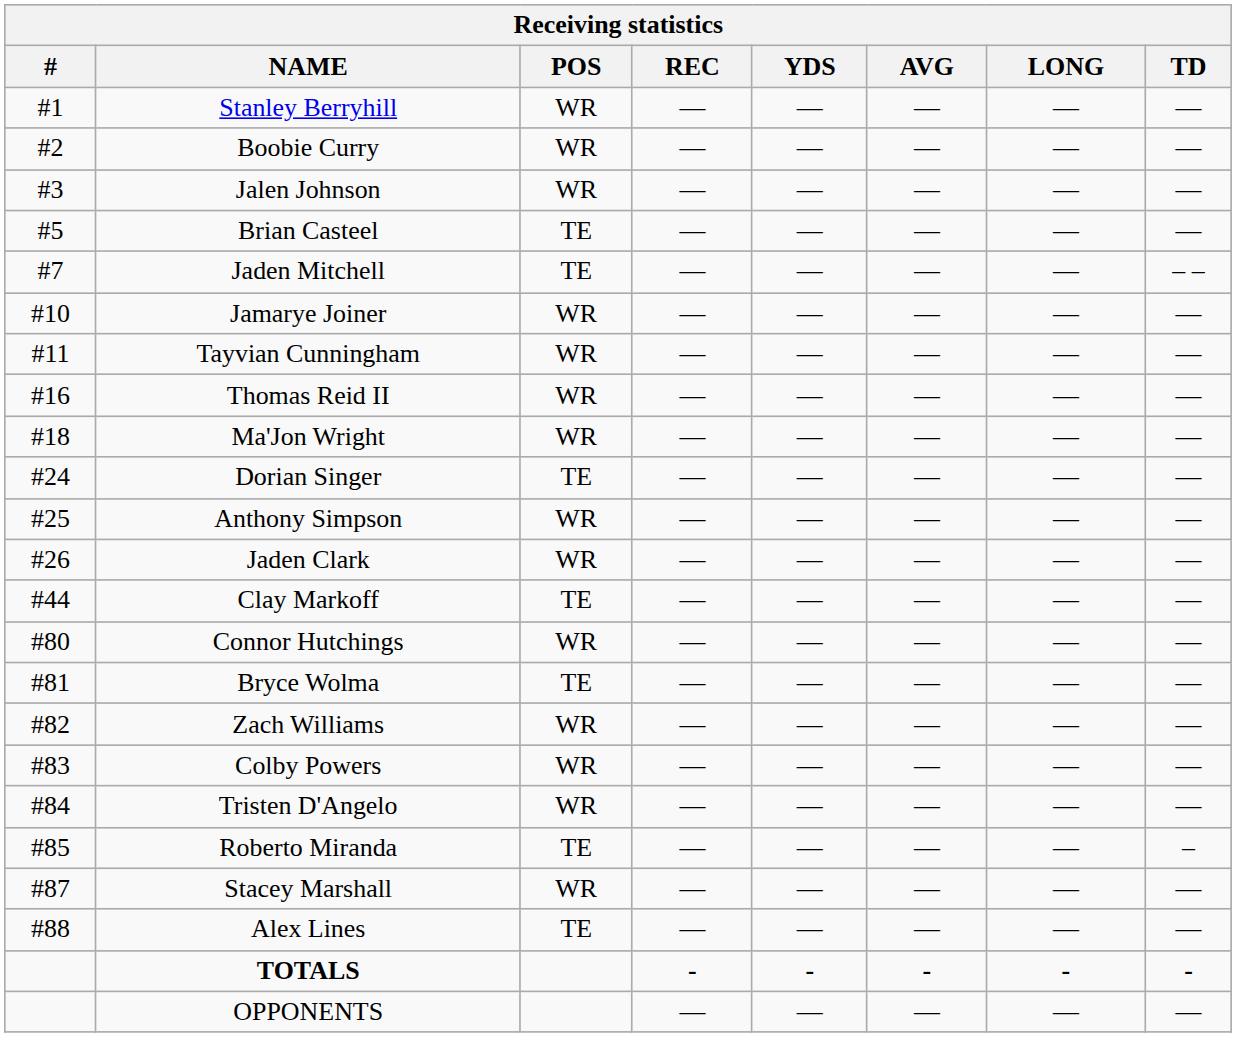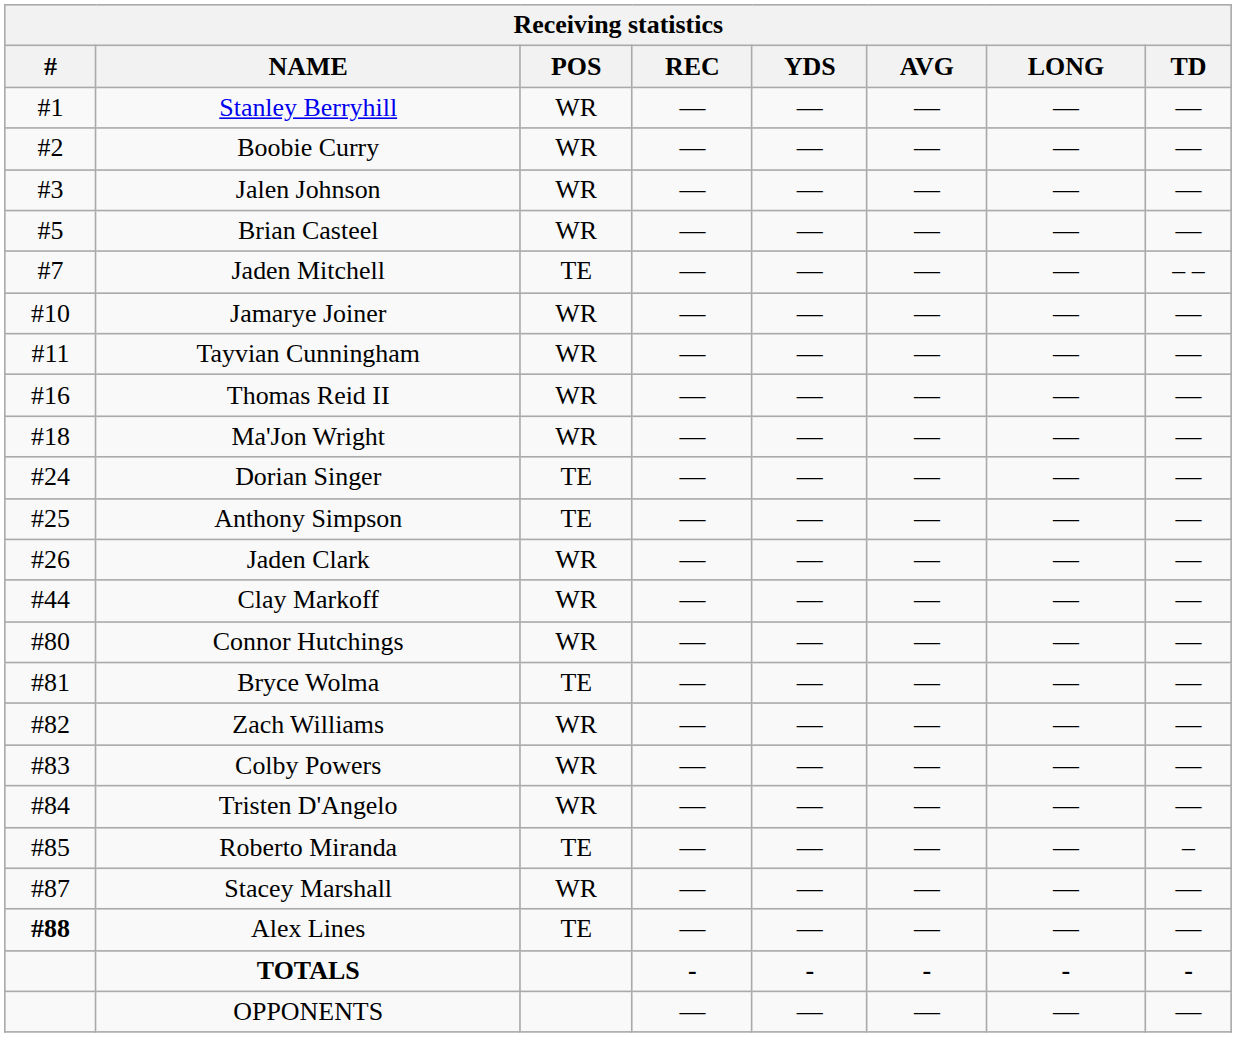(576, 230) TE -> (576, 230) WR
(576, 518) WR -> (576, 518) TE
(576, 600) TE -> (576, 600) WR
(51, 929) normal -> (51, 929) bold
